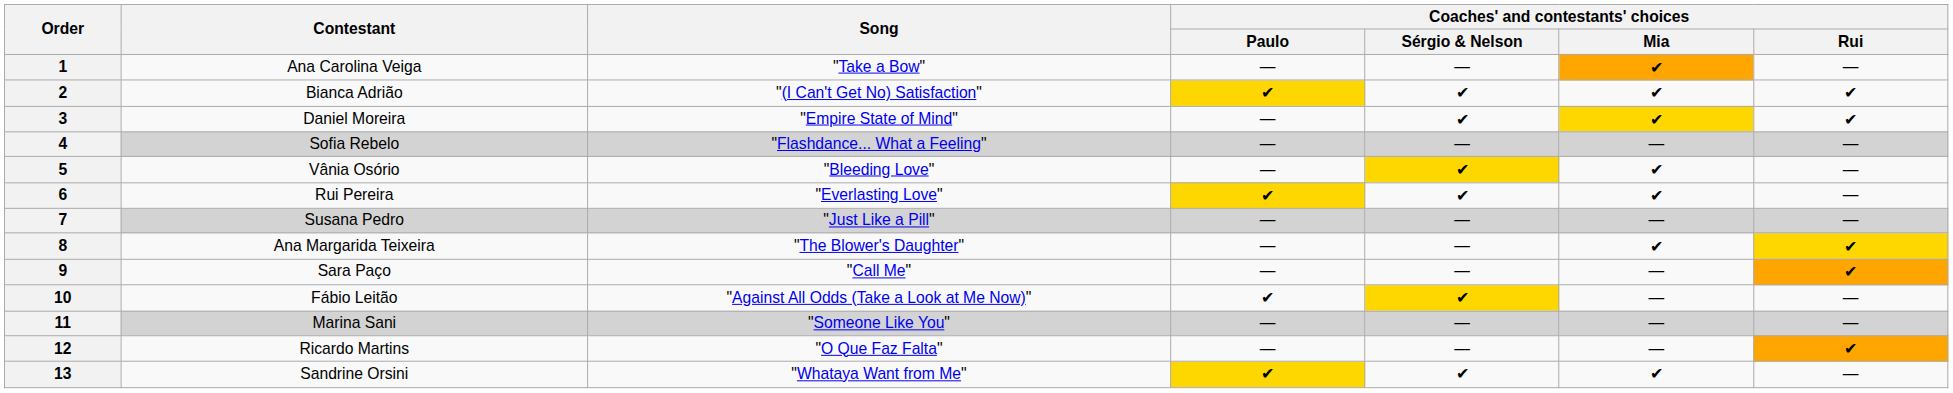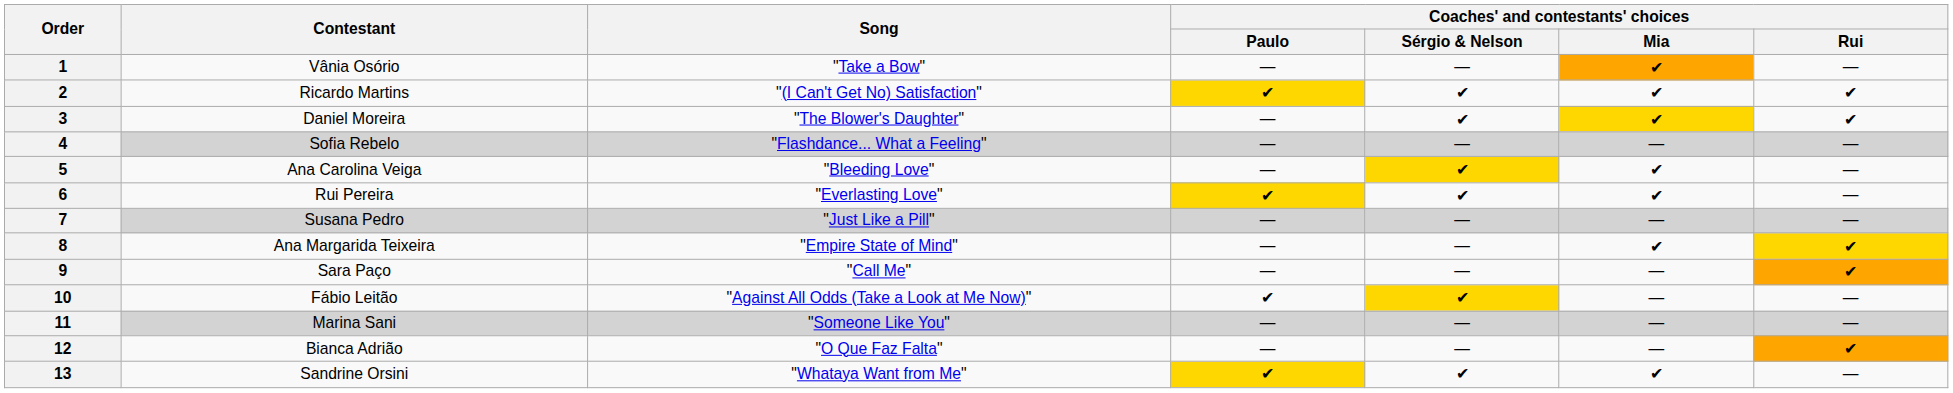(354, 67) Ana Carolina Veiga -> (354, 67) Vânia Osório
(354, 93) Bianca Adrião -> (354, 93) Ricardo Martins
(879, 118) "Empire State of Mind" -> (879, 118) "The Blower's Daughter"
(354, 169) Vânia Osório -> (354, 169) Ana Carolina Veiga
(879, 246) "The Blower's Daughter" -> (879, 246) "Empire State of Mind"
(354, 348) Ricardo Martins -> (354, 348) Bianca Adrião
